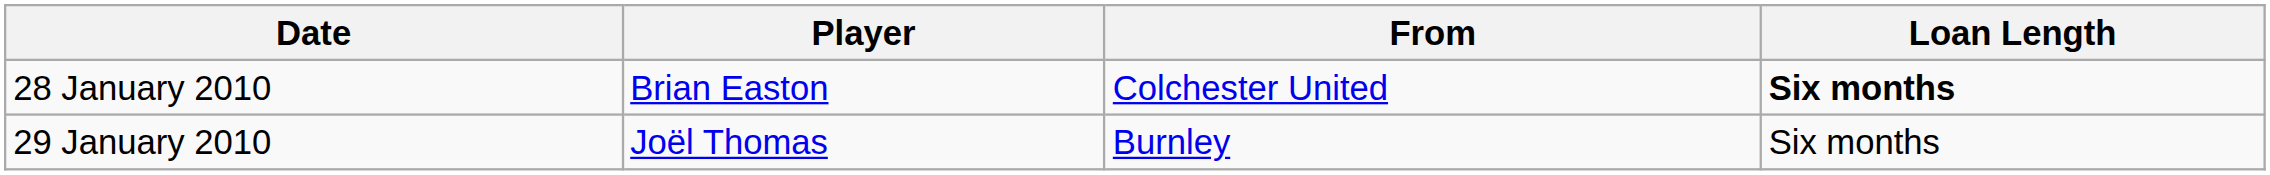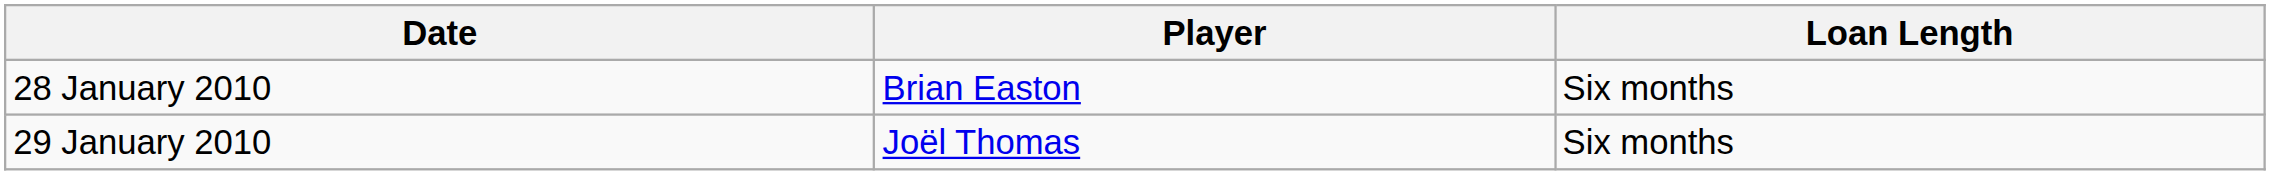- column: (1433, 33)
(1862, 88) bold -> (1648, 88) normal
